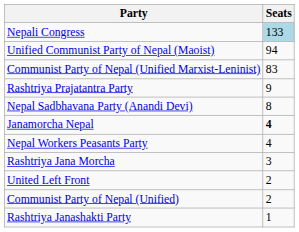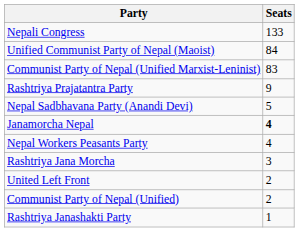(275, 32) lightblue background -> (275, 32) no background
(272, 50) 94 -> (272, 50) 84
(269, 106) 8 -> (269, 106) 5
